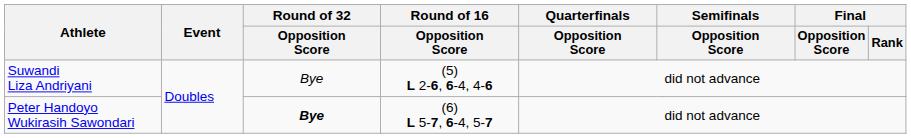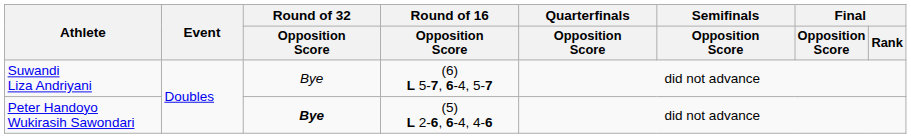(450, 79) (5) L 2-6, 6-4, 4-6 -> (450, 79) (6) L 5-7, 6-4, 5-7
(450, 115) (6) L 5-7, 6-4, 5-7 -> (450, 115) (5) L 2-6, 6-4, 4-6
